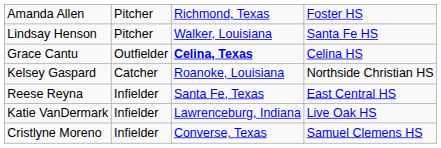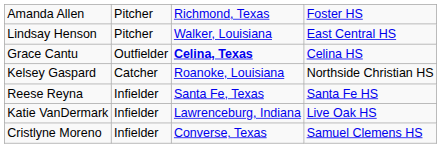(342, 34) Santa Fe HS -> (351, 34) East Central HS
(351, 93) East Central HS -> (342, 93) Santa Fe HS
